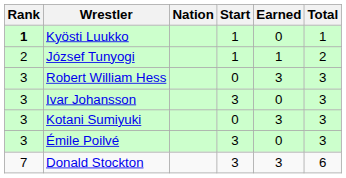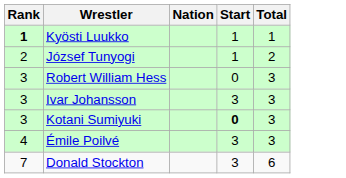- column: (279, 15)
(235, 120) normal -> (235, 120) bold
(24, 141) 3 -> (24, 141) 4
